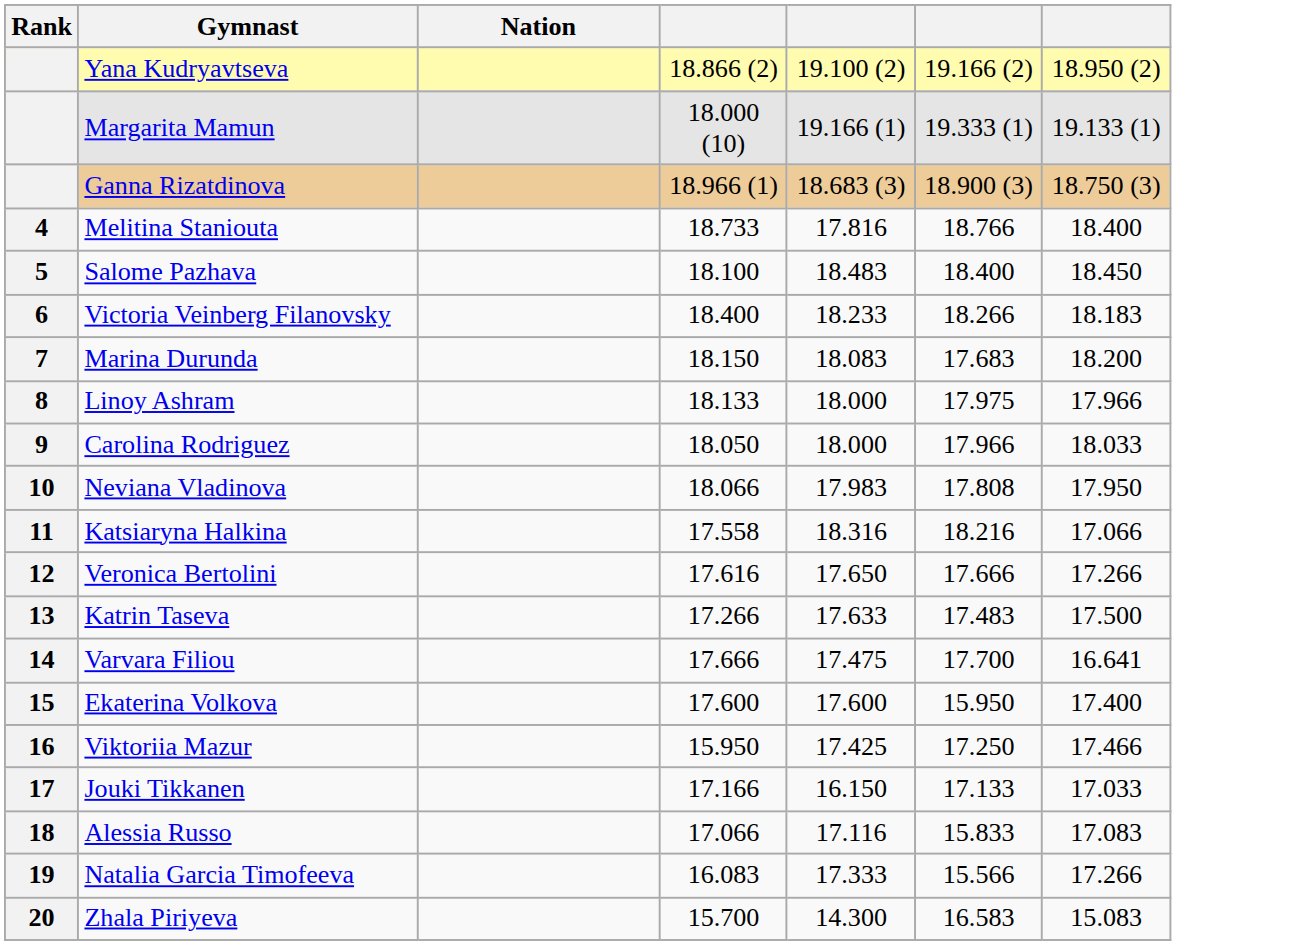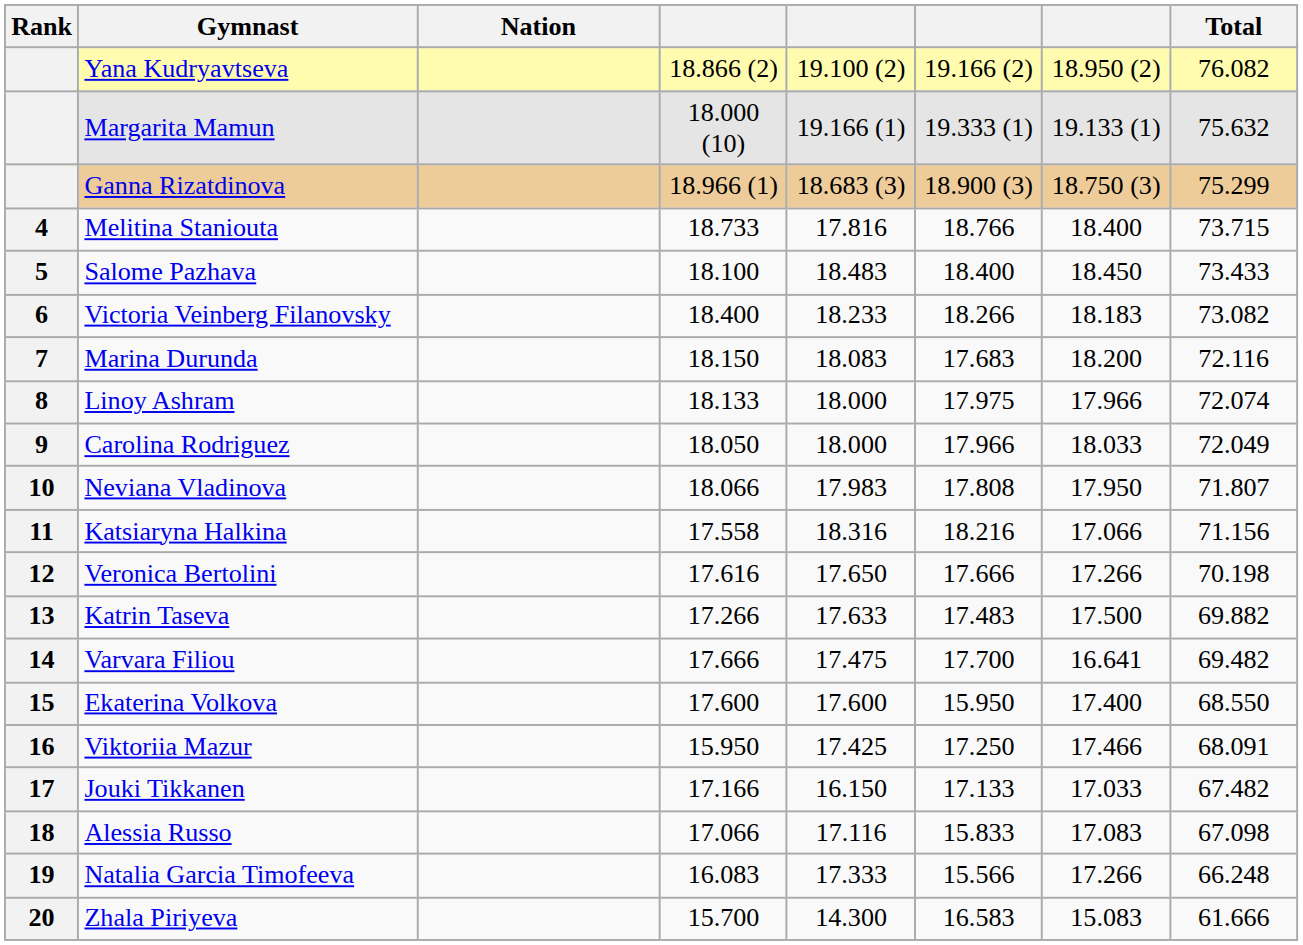+ column: (1234, 25)
